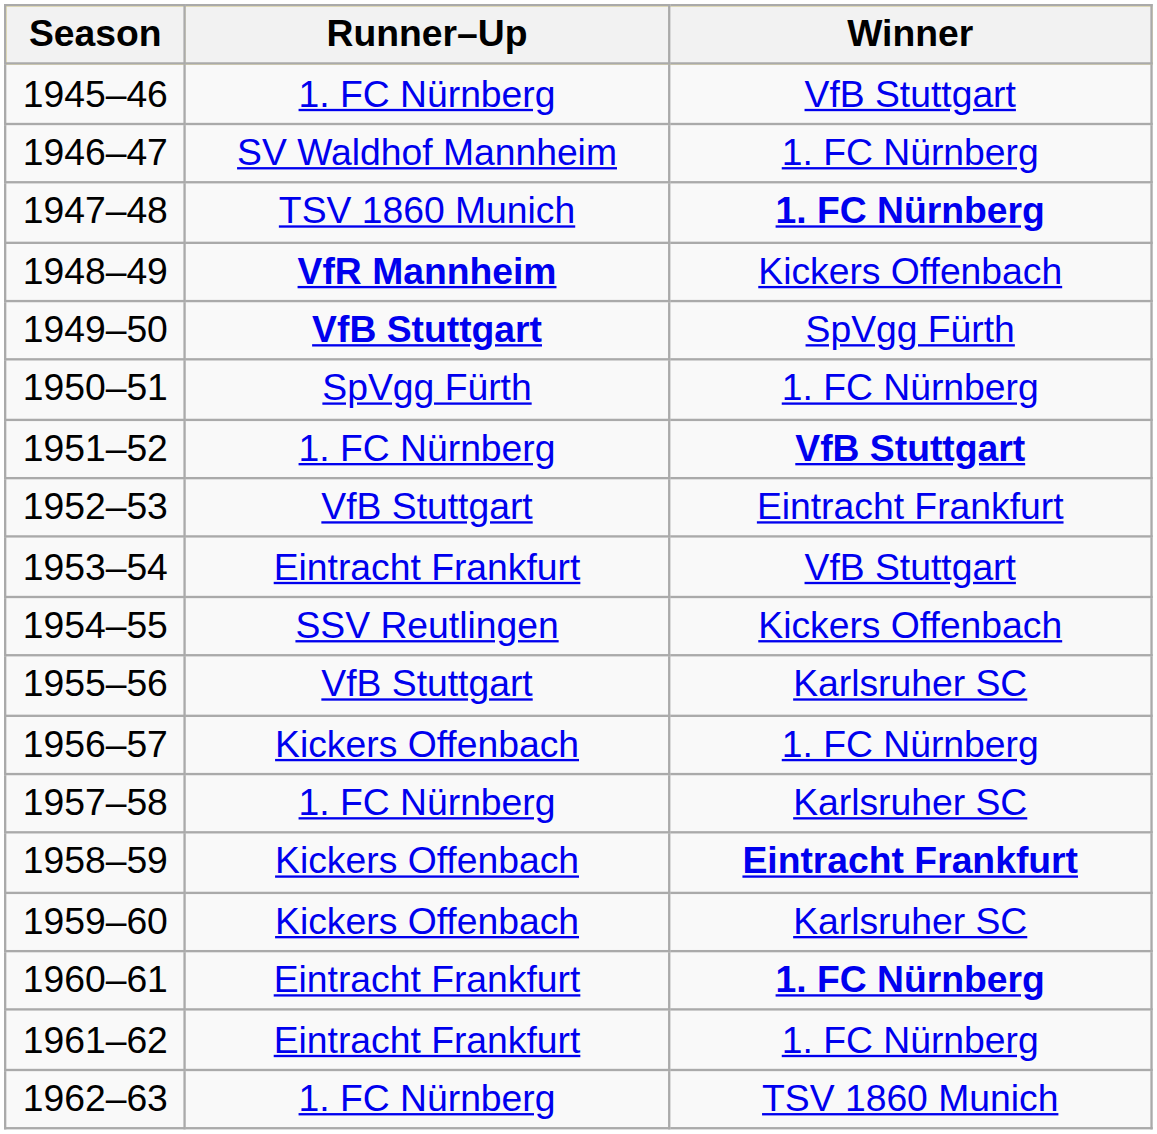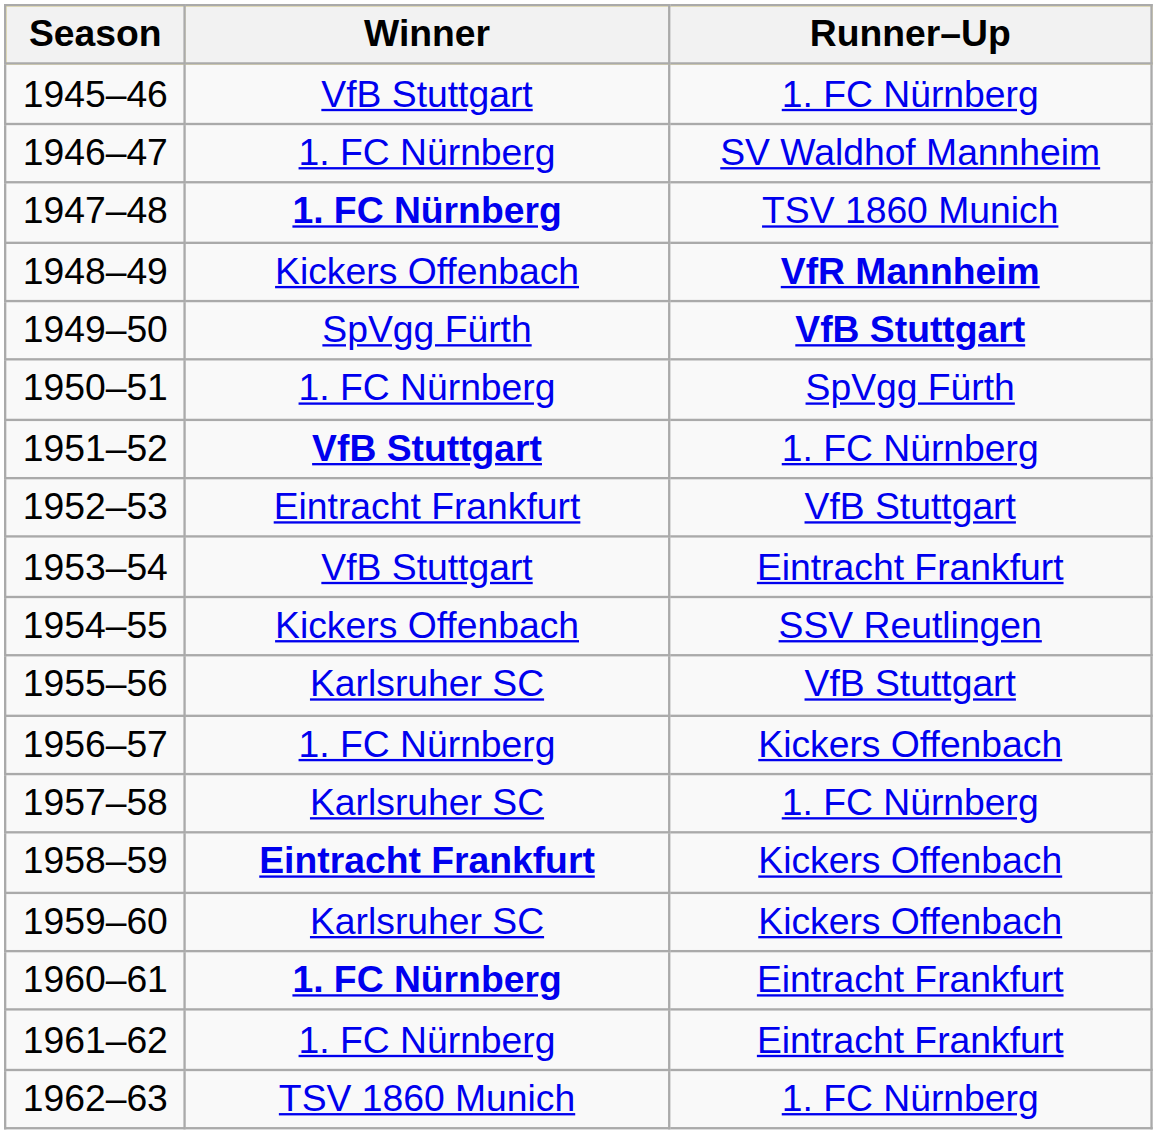columns swapped: (910, 34) <-> (427, 34)
